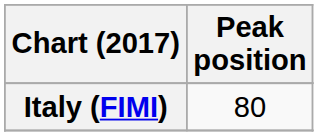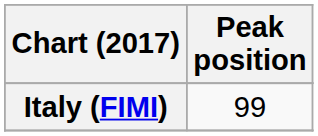(250, 106) 80 -> (250, 106) 99
